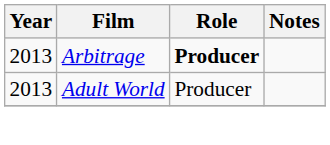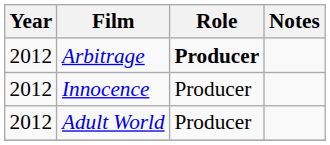(31, 55) 2013 -> (31, 55) 2012
+ row: (106, 88)
(31, 88) 2013 -> (31, 122) 2012
